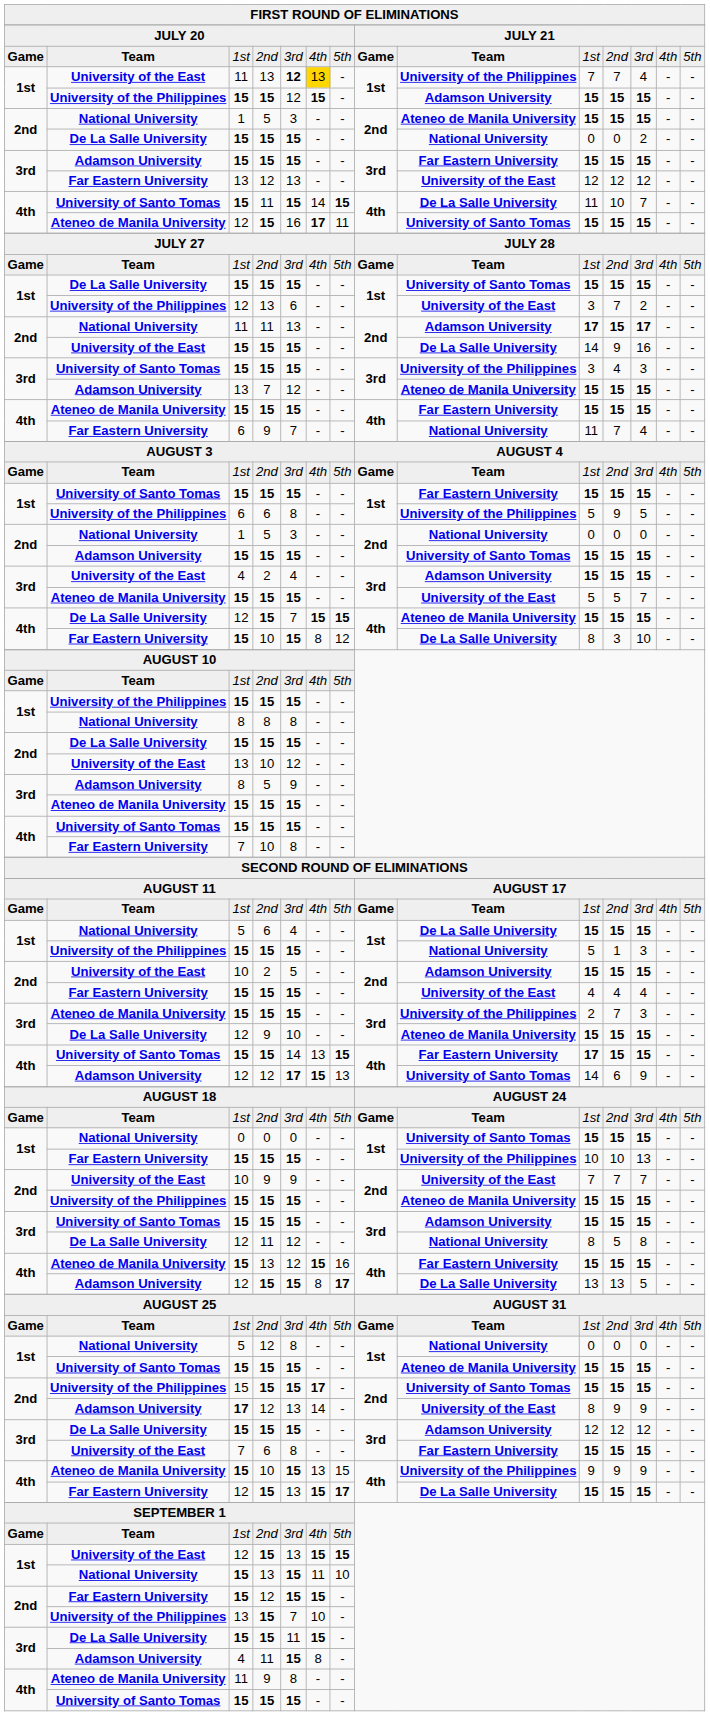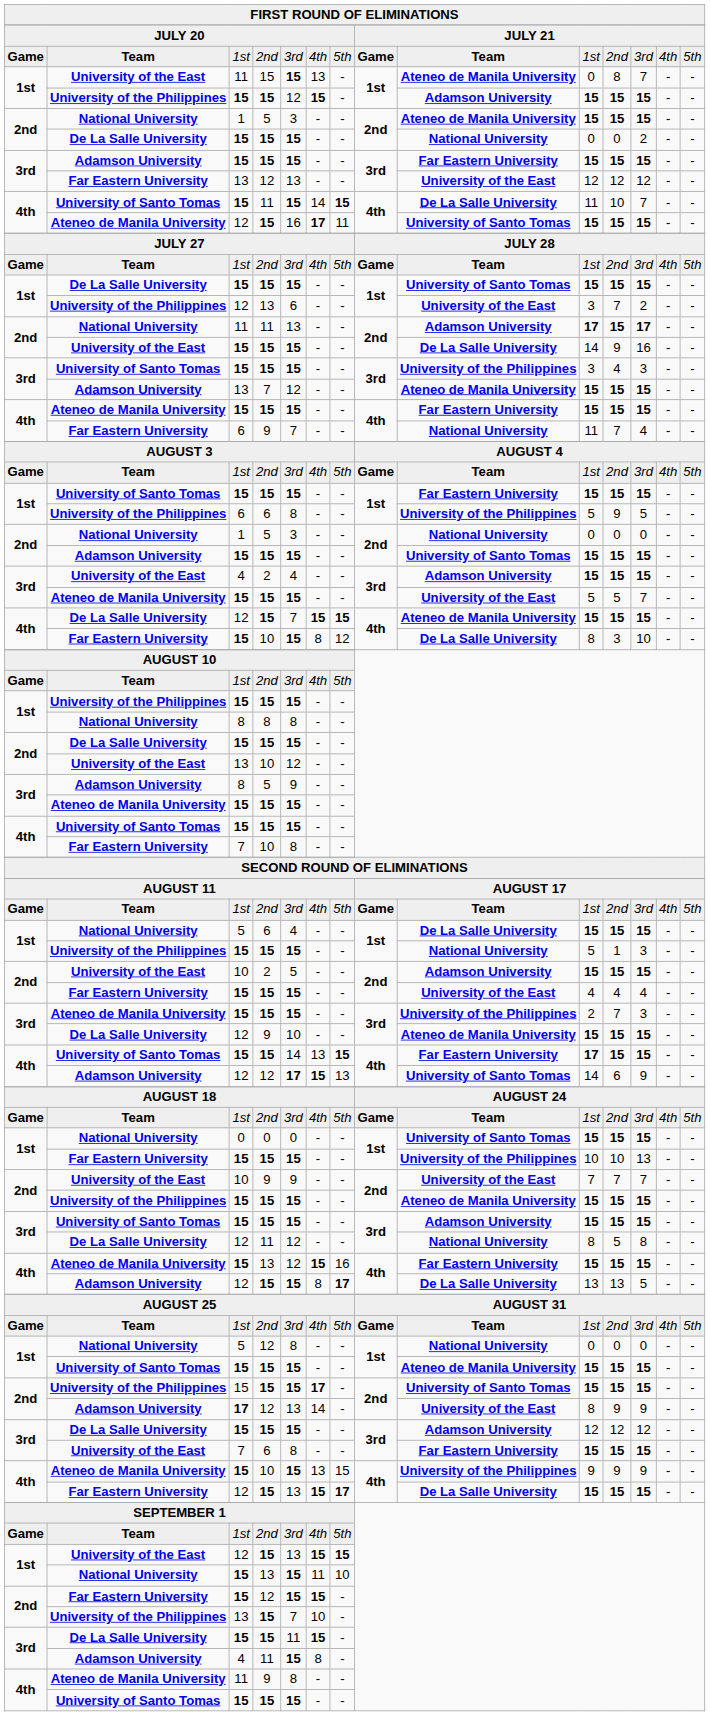(267, 77) 13 -> (267, 77) 15
(293, 77) 12 -> (293, 77) 15
(318, 77) gold background -> (318, 77) no background
(488, 77) University of the Philippines -> (488, 77) Ateneo de Manila University
(591, 77) 7 -> (591, 77) 0
(617, 77) 7 -> (617, 77) 8
(643, 77) 4 -> (643, 77) 7
